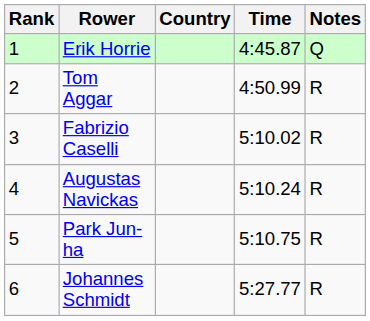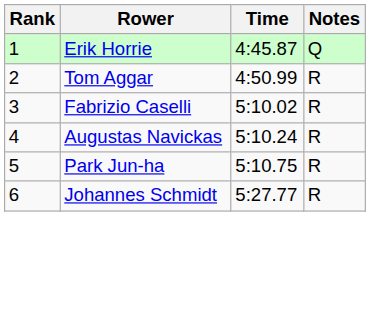- column: (195, 19)
